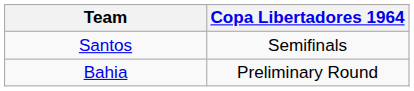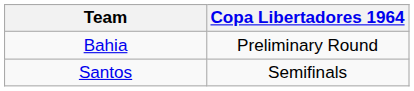rows swapped: (106, 72) <-> (106, 45)
